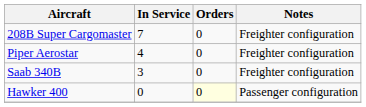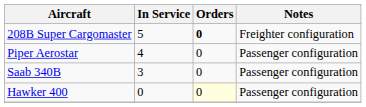(140, 33) 7 -> (140, 33) 5
(199, 33) normal -> (199, 33) bold
(297, 53) Freighter configuration -> (299, 53) Passenger configuration
(297, 72) Freighter configuration -> (299, 72) Passenger configuration
